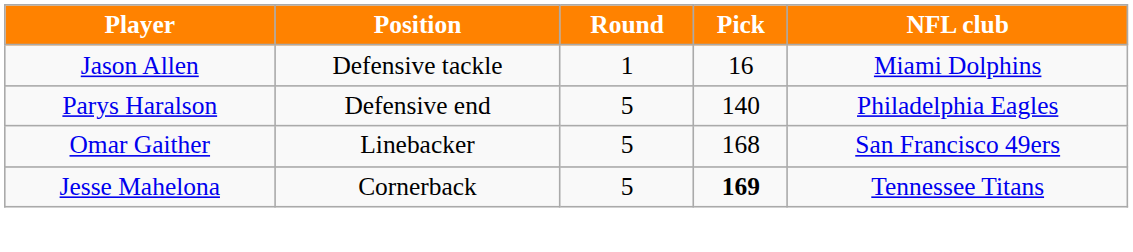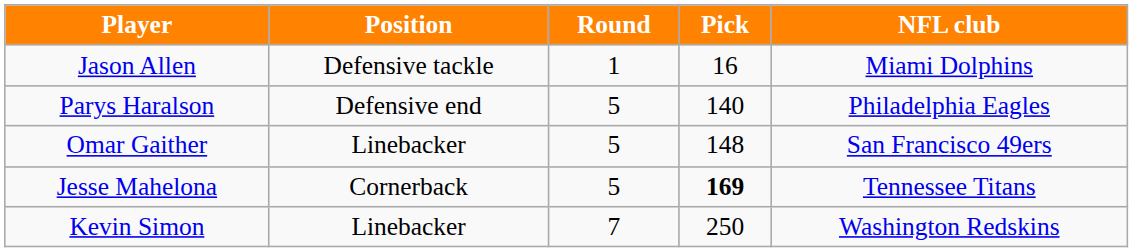(741, 145) 168 -> (725, 145) 148
+ row: (137, 226)
